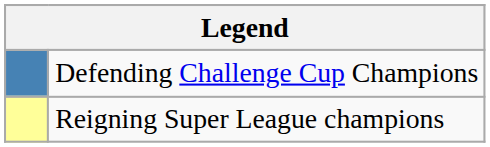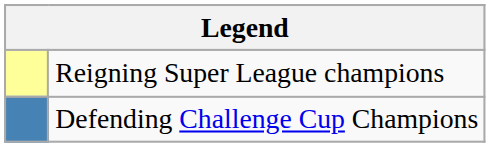rows swapped: (250, 118) <-> (267, 72)
